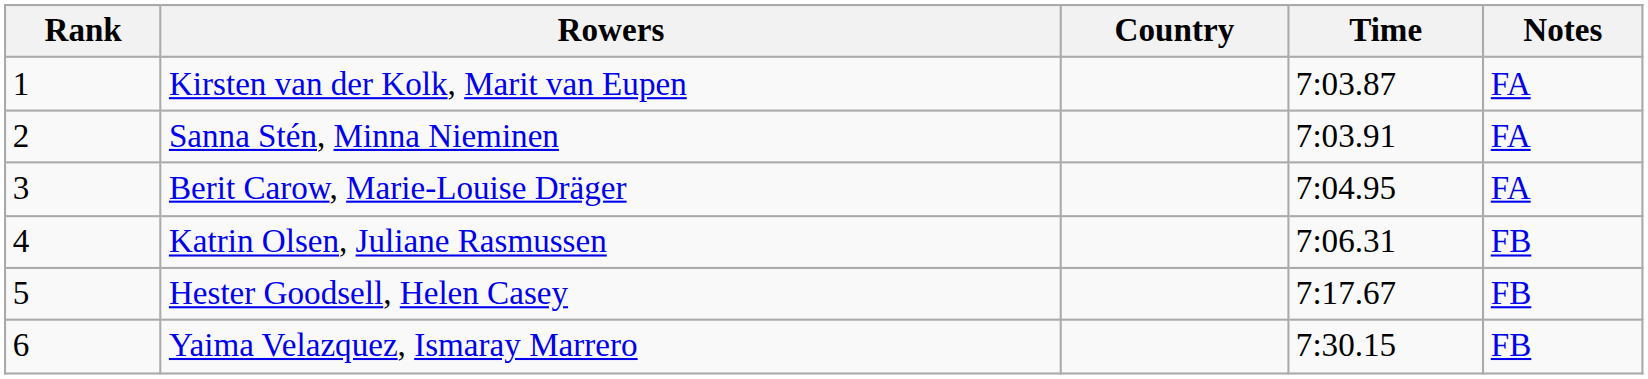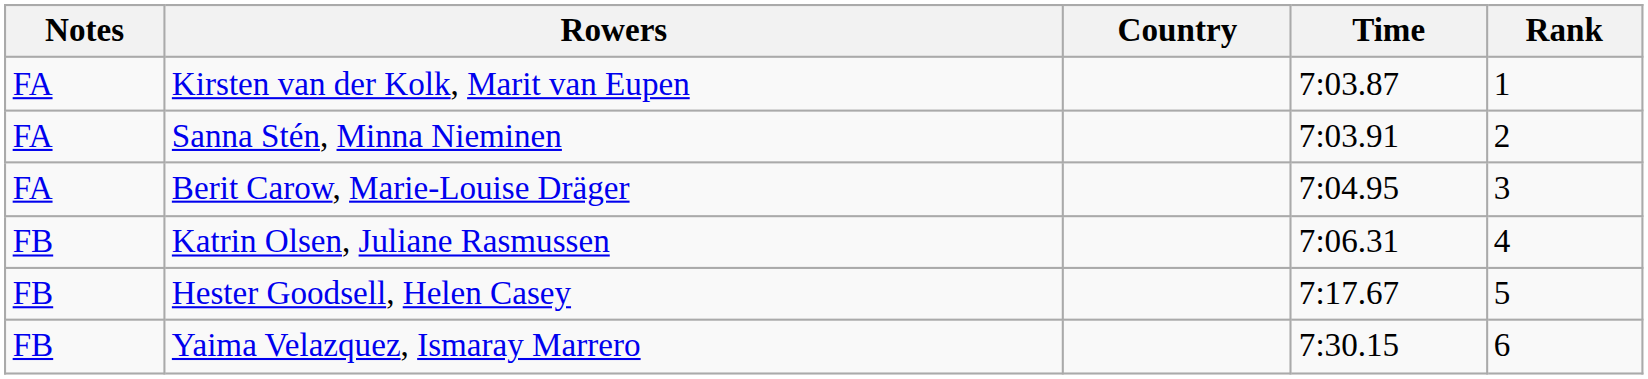columns swapped: (83, 30) <-> (1563, 30)
